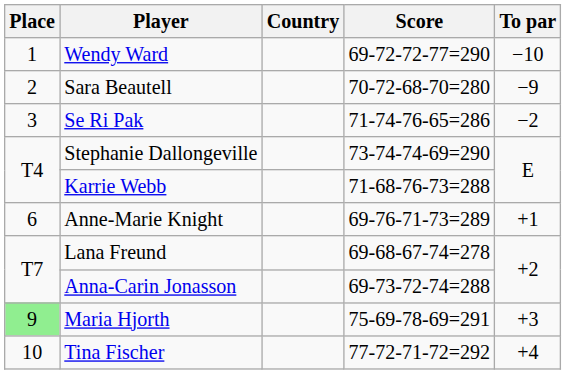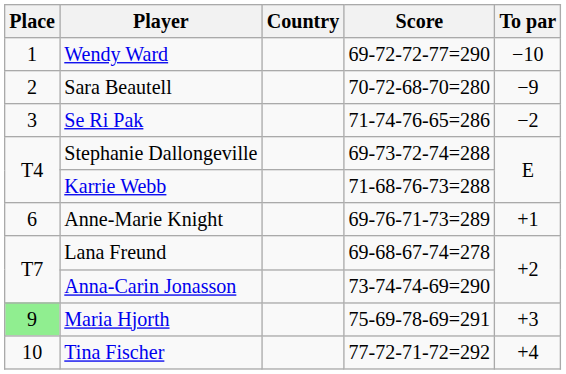(419, 153) 73-74-74-69=290 -> (419, 153) 69-73-72-74=288
(419, 285) 69-73-72-74=288 -> (419, 285) 73-74-74-69=290
